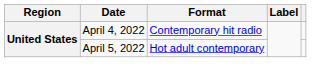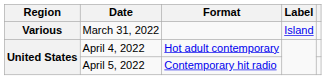+ row: (121, 30)
(206, 30) Contemporary hit radio -> (222, 48) Hot adult contemporary
(207, 48) Hot adult contemporary -> (220, 65) Contemporary hit radio
